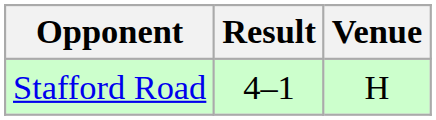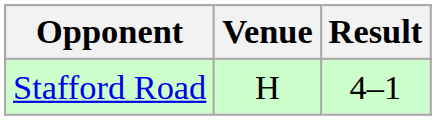columns swapped: (377, 31) <-> (269, 31)
